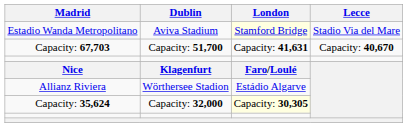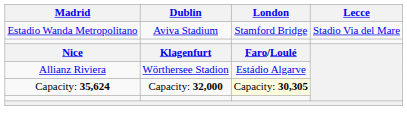(271, 30) lightyellow background -> (271, 30) no background
- row: (72, 47)
